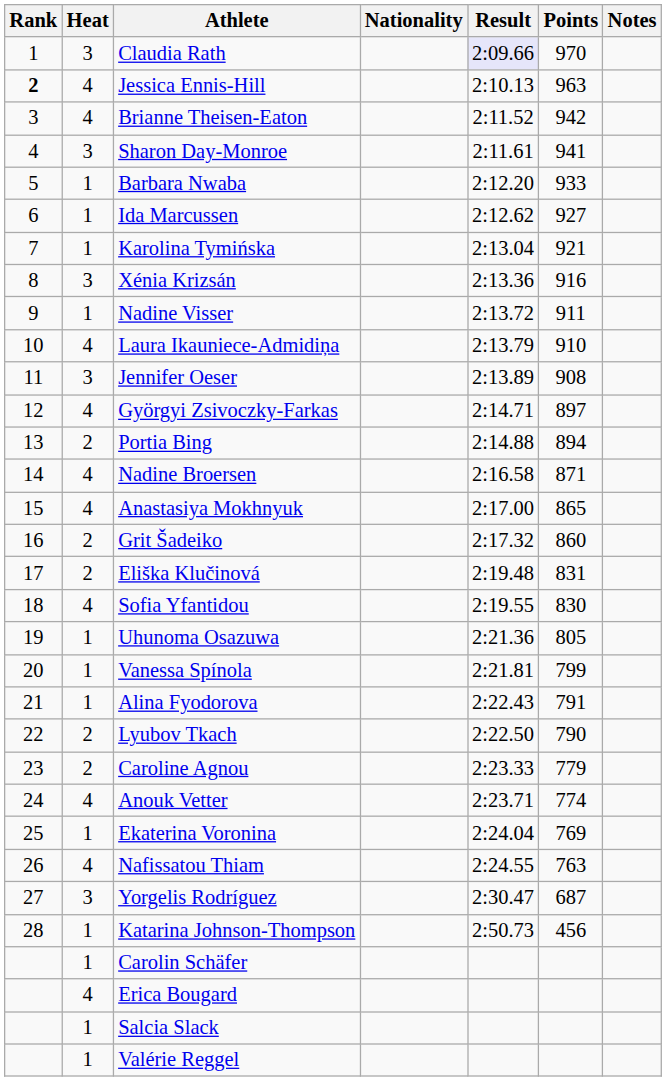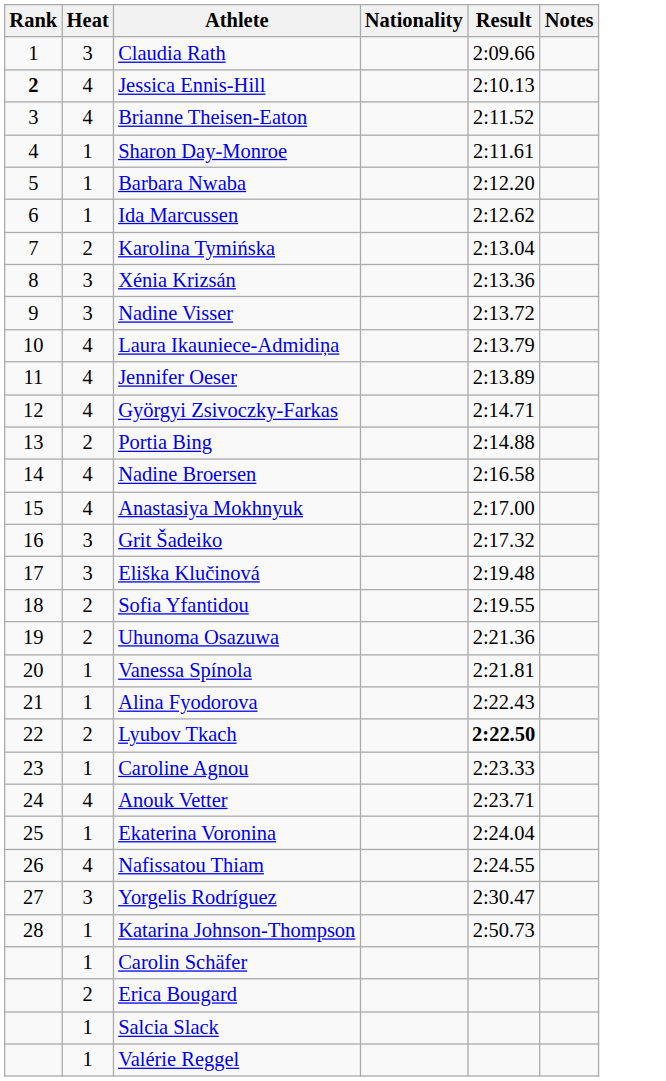- column: (571, 20)
(503, 53) lavender background -> (504, 53) no background
(88, 150) 3 -> (88, 150) 1
(88, 248) 1 -> (88, 248) 2
(88, 313) 1 -> (88, 313) 3
(88, 378) 3 -> (88, 378) 4
(88, 540) 2 -> (88, 540) 3
(88, 572) 2 -> (88, 572) 3
(88, 605) 4 -> (88, 605) 2
(88, 637) 1 -> (88, 637) 2
(503, 735) normal -> (504, 735) bold
(88, 767) 2 -> (88, 767) 1
(88, 995) 4 -> (88, 995) 2
